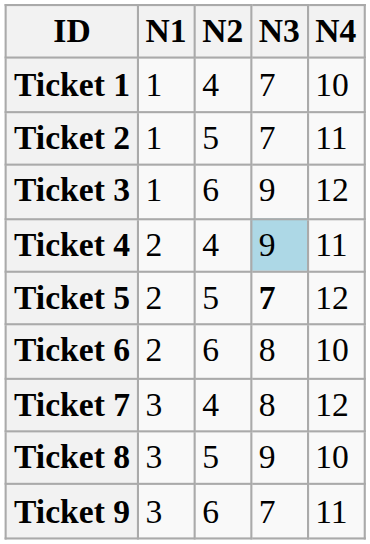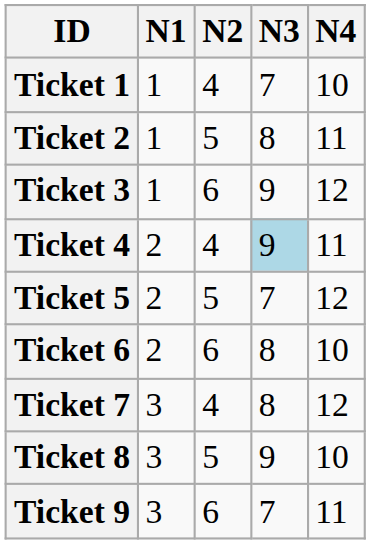(267, 137) 7 -> (267, 137) 8
(267, 297) bold -> (267, 297) normal
